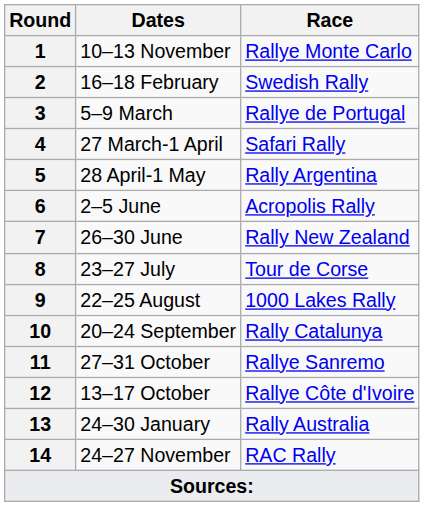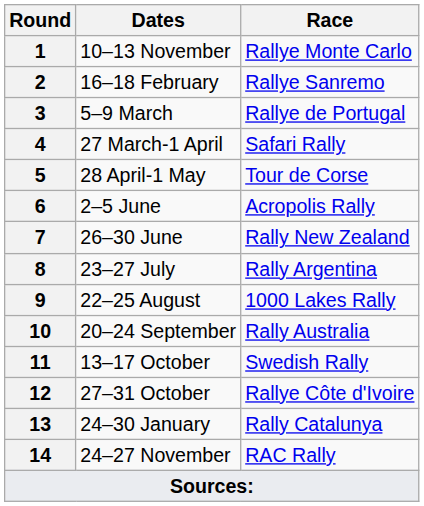(307, 82) Swedish Rally -> (315, 82) Rallye Sanremo
(311, 176) Rally Argentina -> (307, 176) Tour de Corse
(307, 269) Tour de Corse -> (311, 269) Rally Argentina
(314, 331) Rally Catalunya -> (307, 331) Rally Australia
(145, 362) 27–31 October -> (145, 362) 13–17 October
(315, 362) Rallye Sanremo -> (307, 362) Swedish Rally
(145, 393) 13–17 October -> (145, 393) 27–31 October
(307, 424) Rally Australia -> (314, 424) Rally Catalunya
